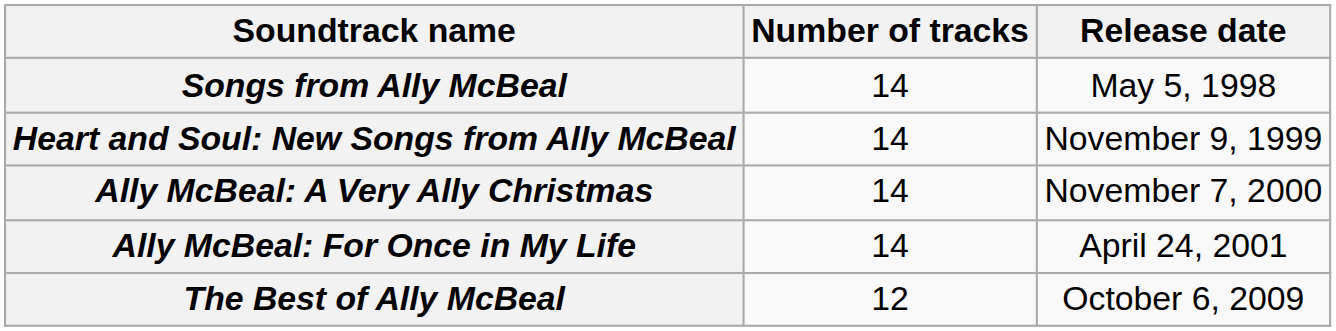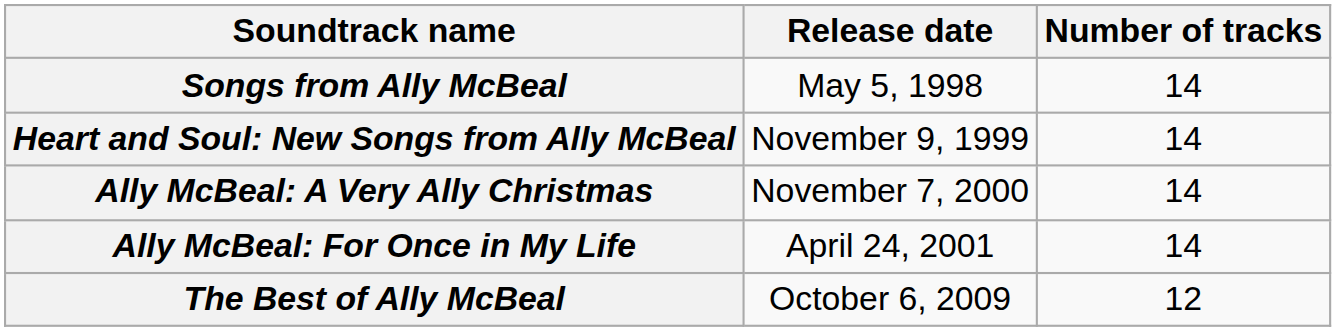columns swapped: (890, 31) <-> (1183, 31)
